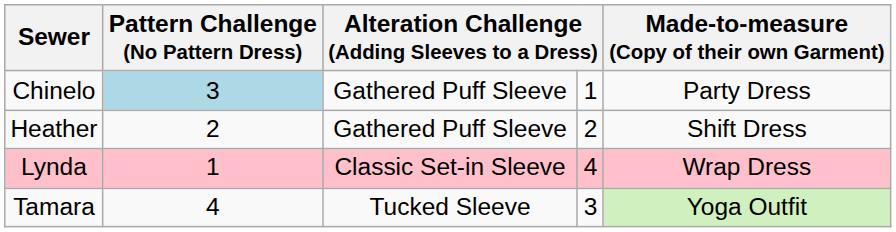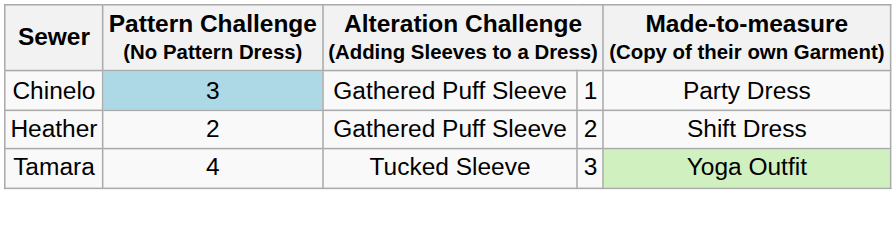- row: (54, 167)
